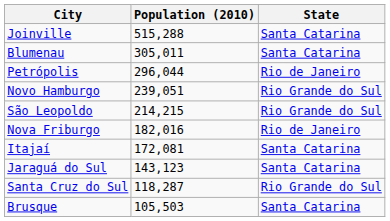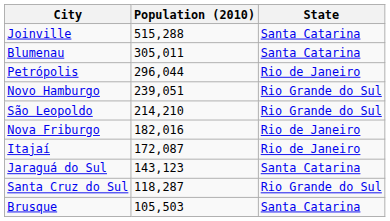(159, 110) 214,215 -> (159, 110) 214,210
(159, 149) 172,081 -> (159, 149) 172,087
(311, 149) Santa Catarina -> (311, 149) Rio de Janeiro
